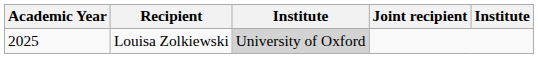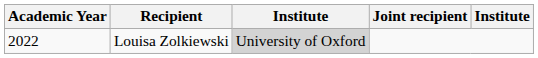(23, 41) 2025 -> (23, 41) 2022
